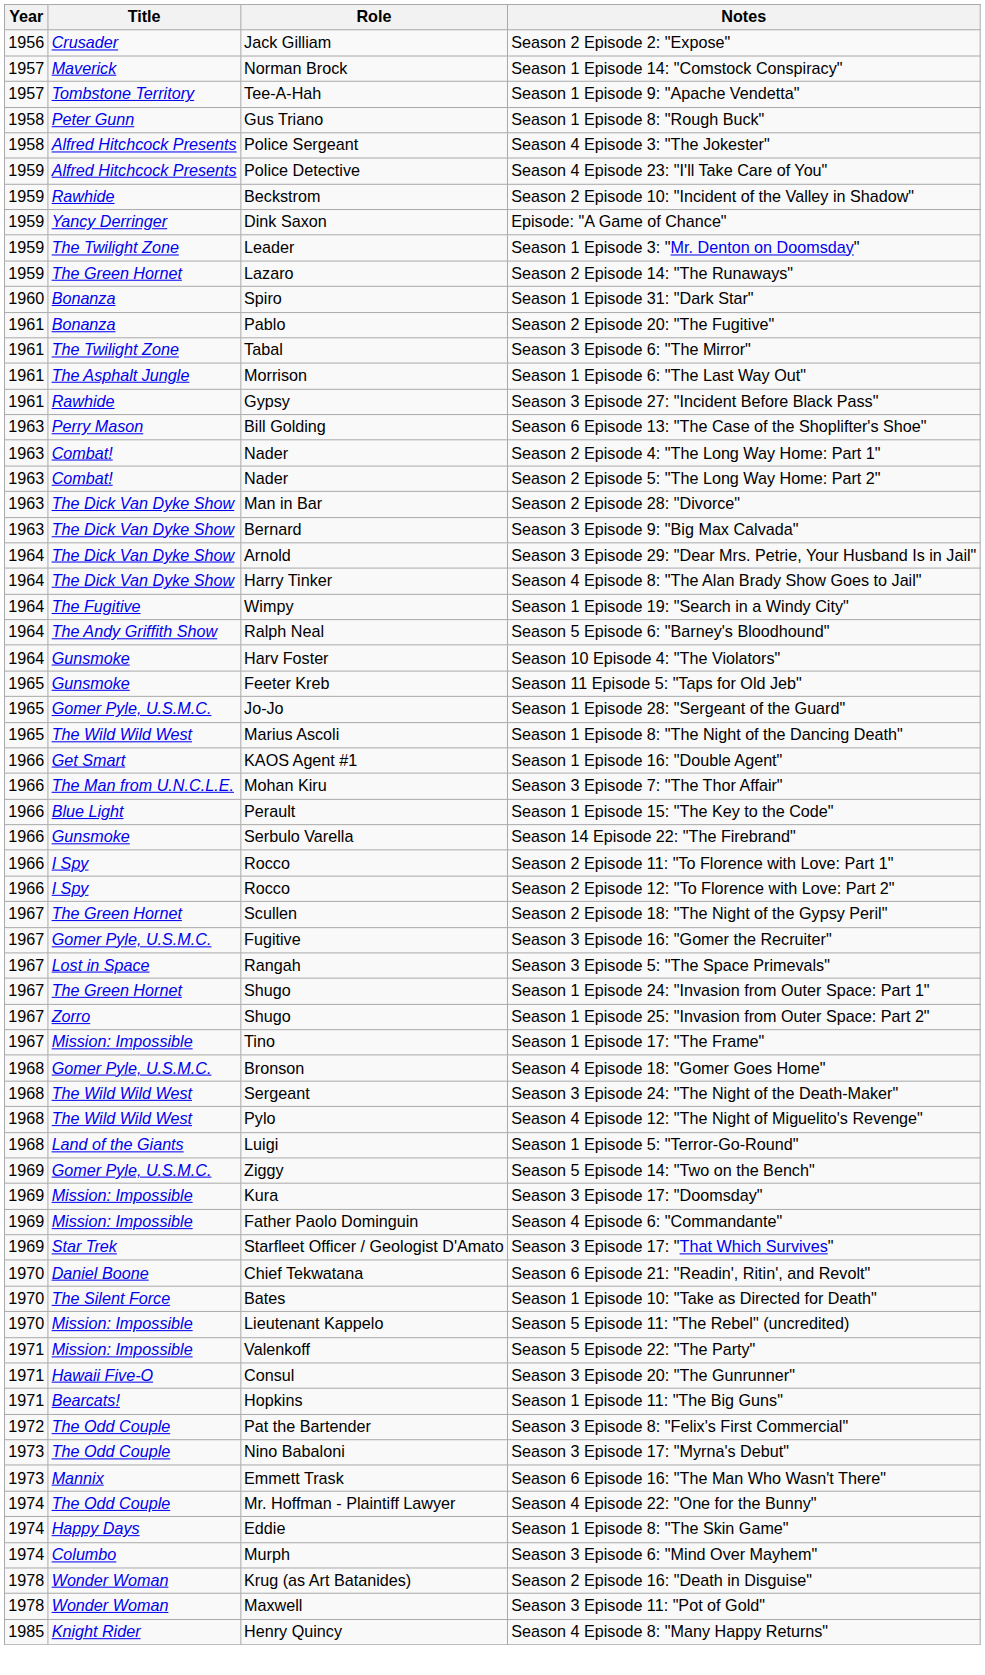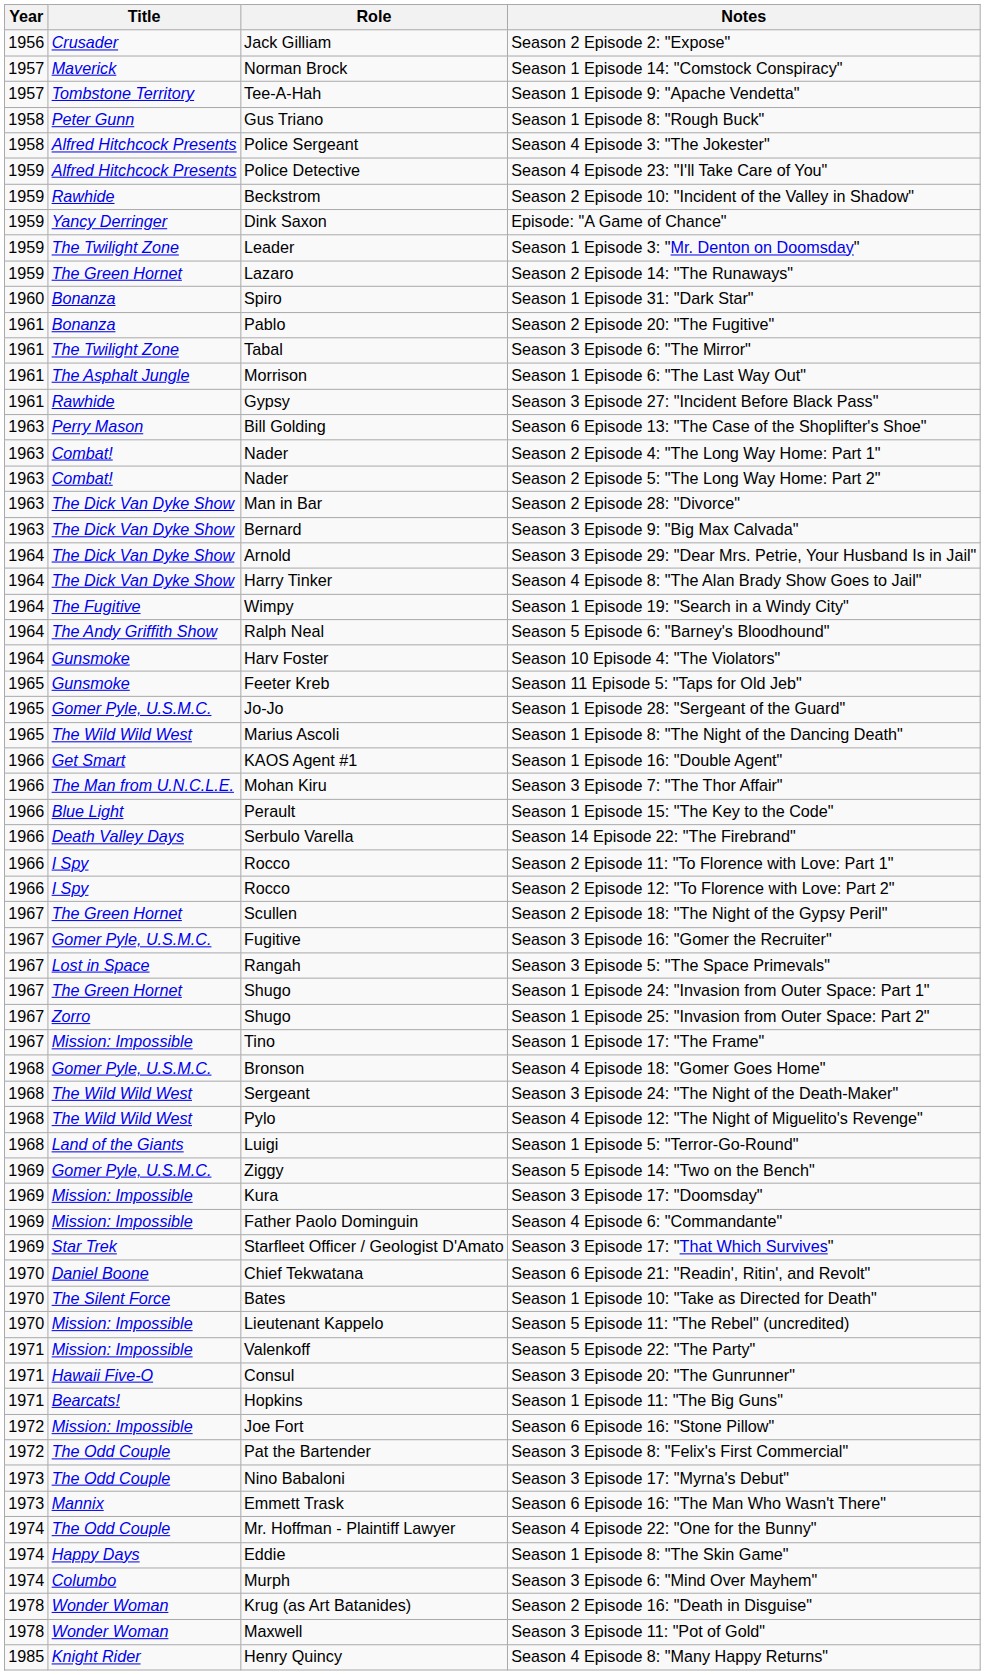(91, 837) Gunsmoke -> (118, 837) Death Valley Days
+ row: (643, 1426)
